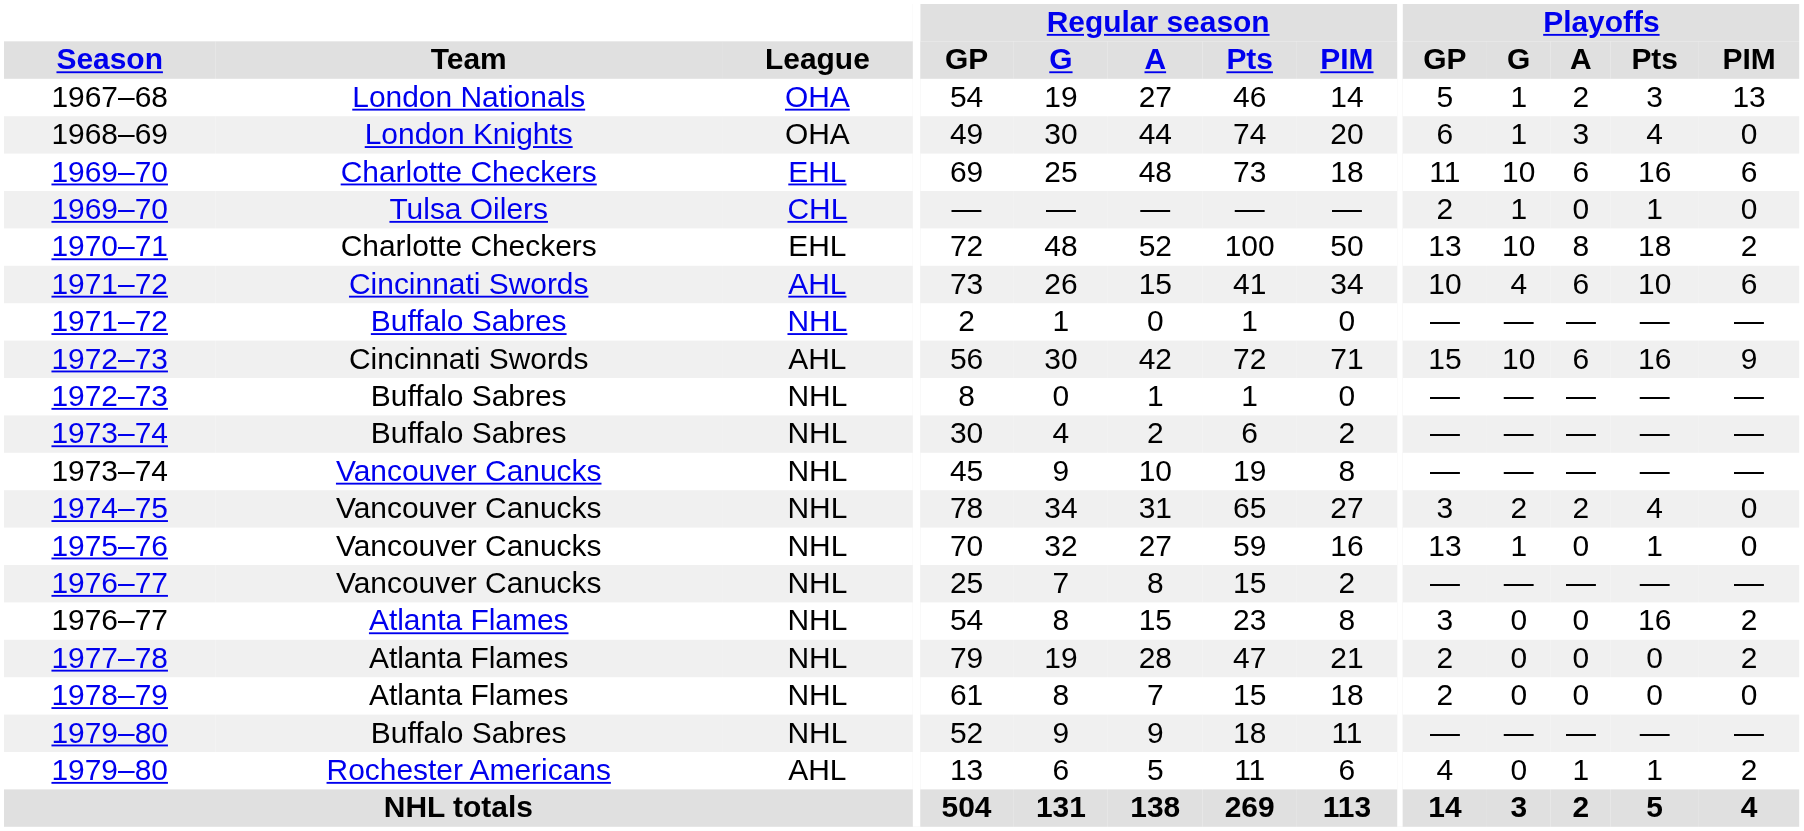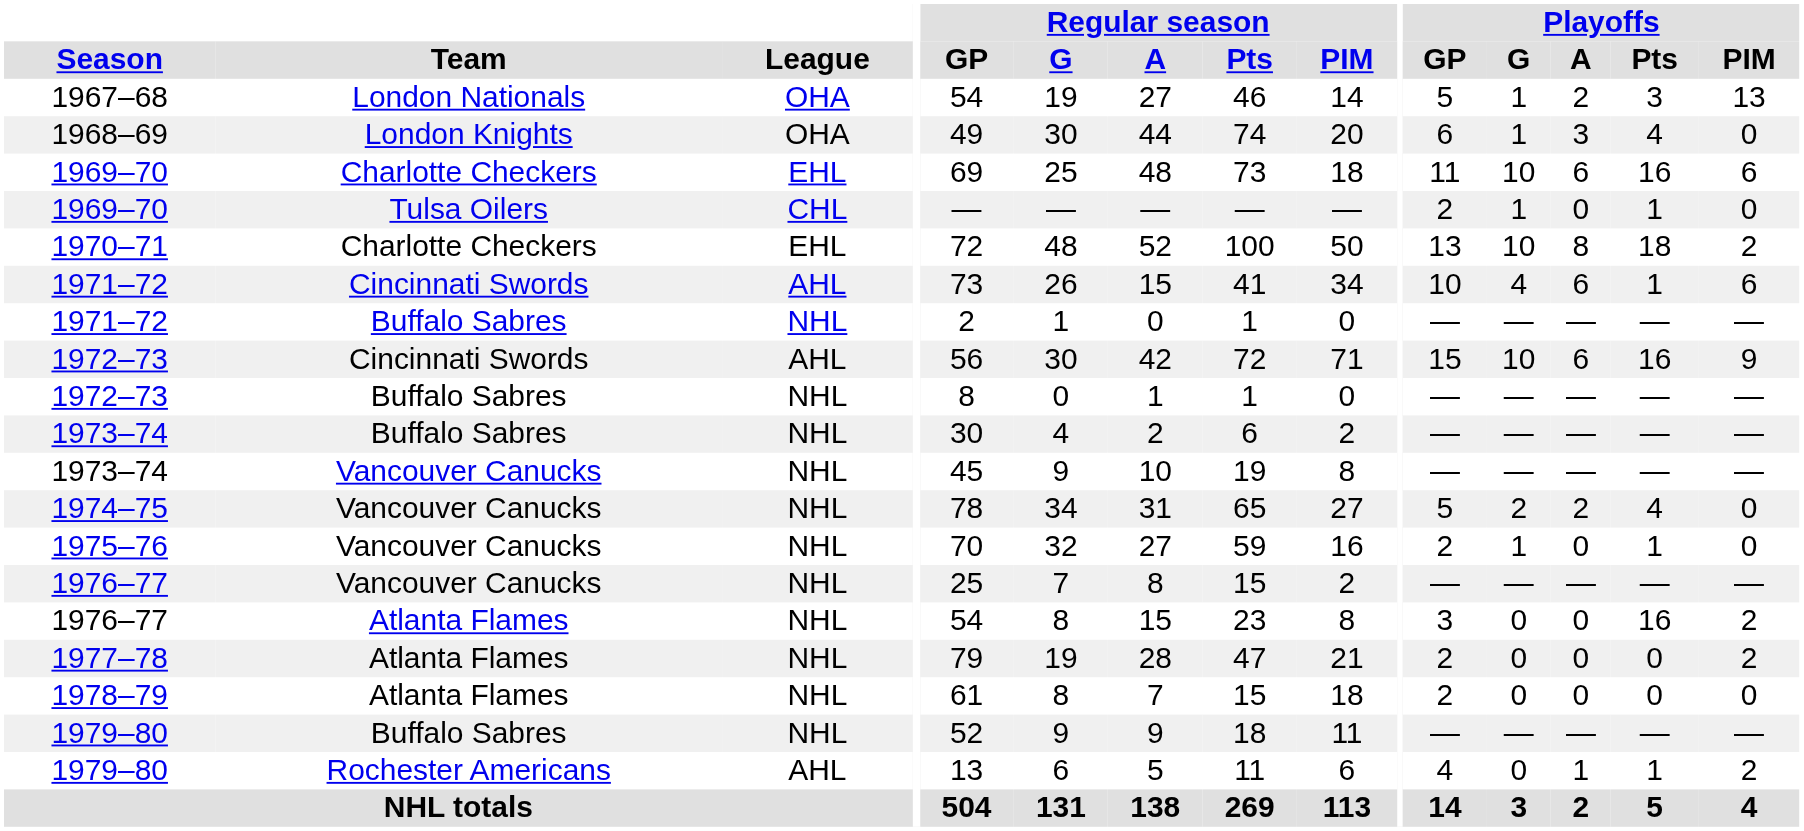(1655, 284) 10 -> (1655, 284) 1
(1445, 508) 3 -> (1445, 508) 5
(1445, 545) 13 -> (1445, 545) 2
